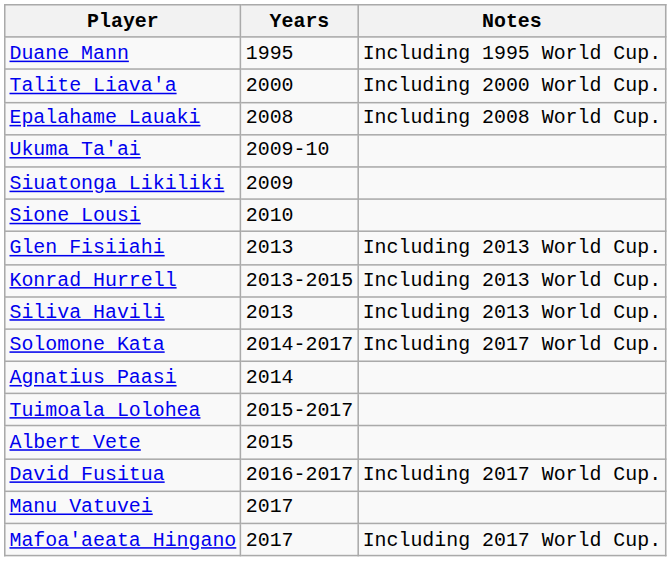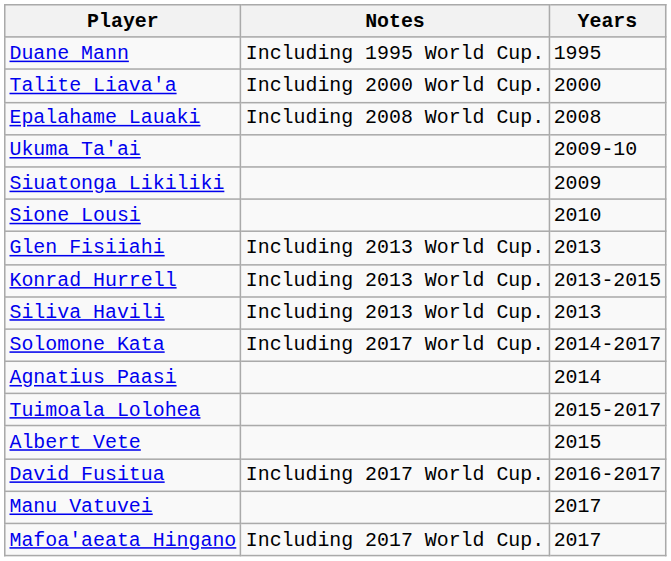columns swapped: (299, 21) <-> (512, 21)
